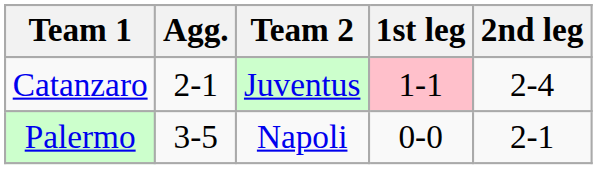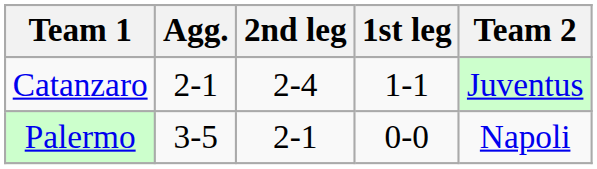columns swapped: (302, 30) <-> (532, 30)
(421, 83) pink background -> (407, 83) no background
